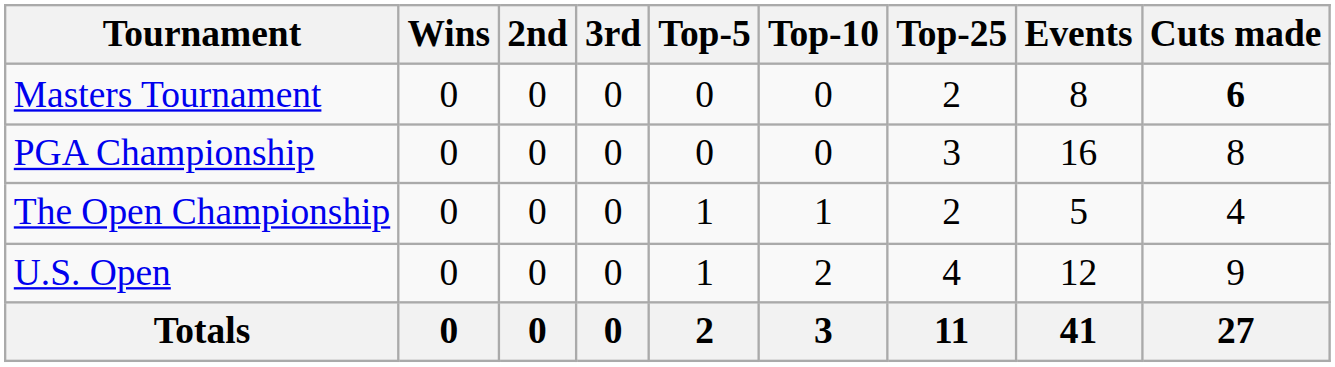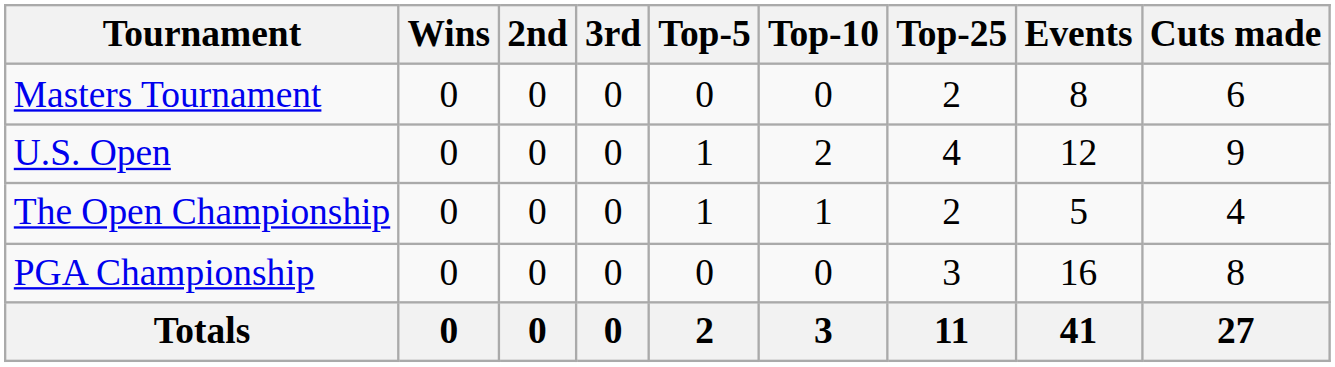(1236, 93) bold -> (1236, 93) normal
rows swapped: (92, 271) <-> (164, 152)
